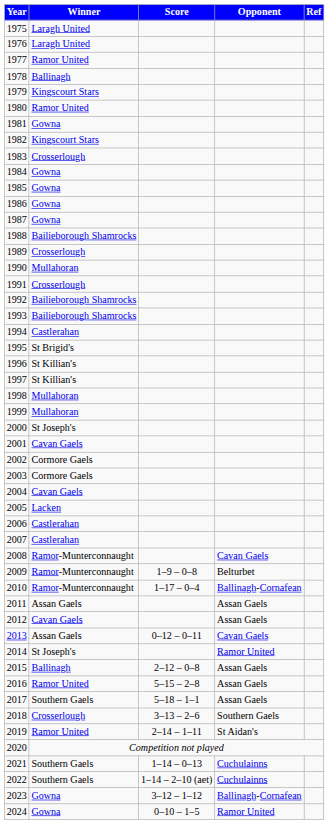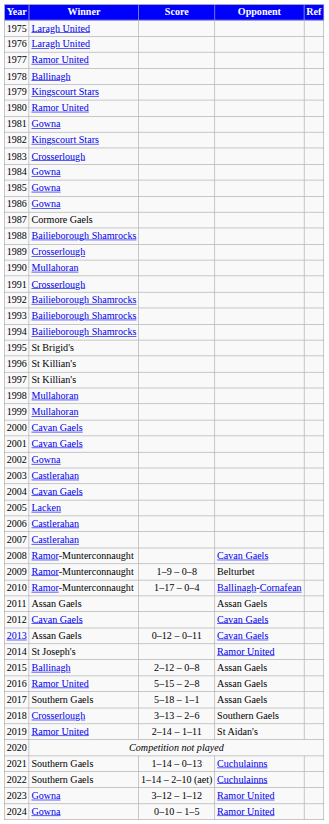(46, 220) Gowna -> (62, 220) Cormore Gaels
(55, 332) Castlerahan -> (84, 332) Bailieborough Shamrocks
(53, 428) St Joseph's -> (57, 428) Cavan Gaels
(62, 460) Cormore Gaels -> (46, 460) Gowna
(62, 476) Cormore Gaels -> (55, 476) Castlerahan
(242, 619) Assan Gaels -> (243, 619) Cavan Gaels
(259, 795) Ballinagh-Cornafean -> (246, 795) Ramor United
